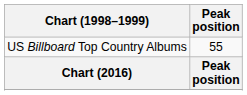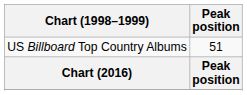(216, 47) 55 -> (216, 47) 51
